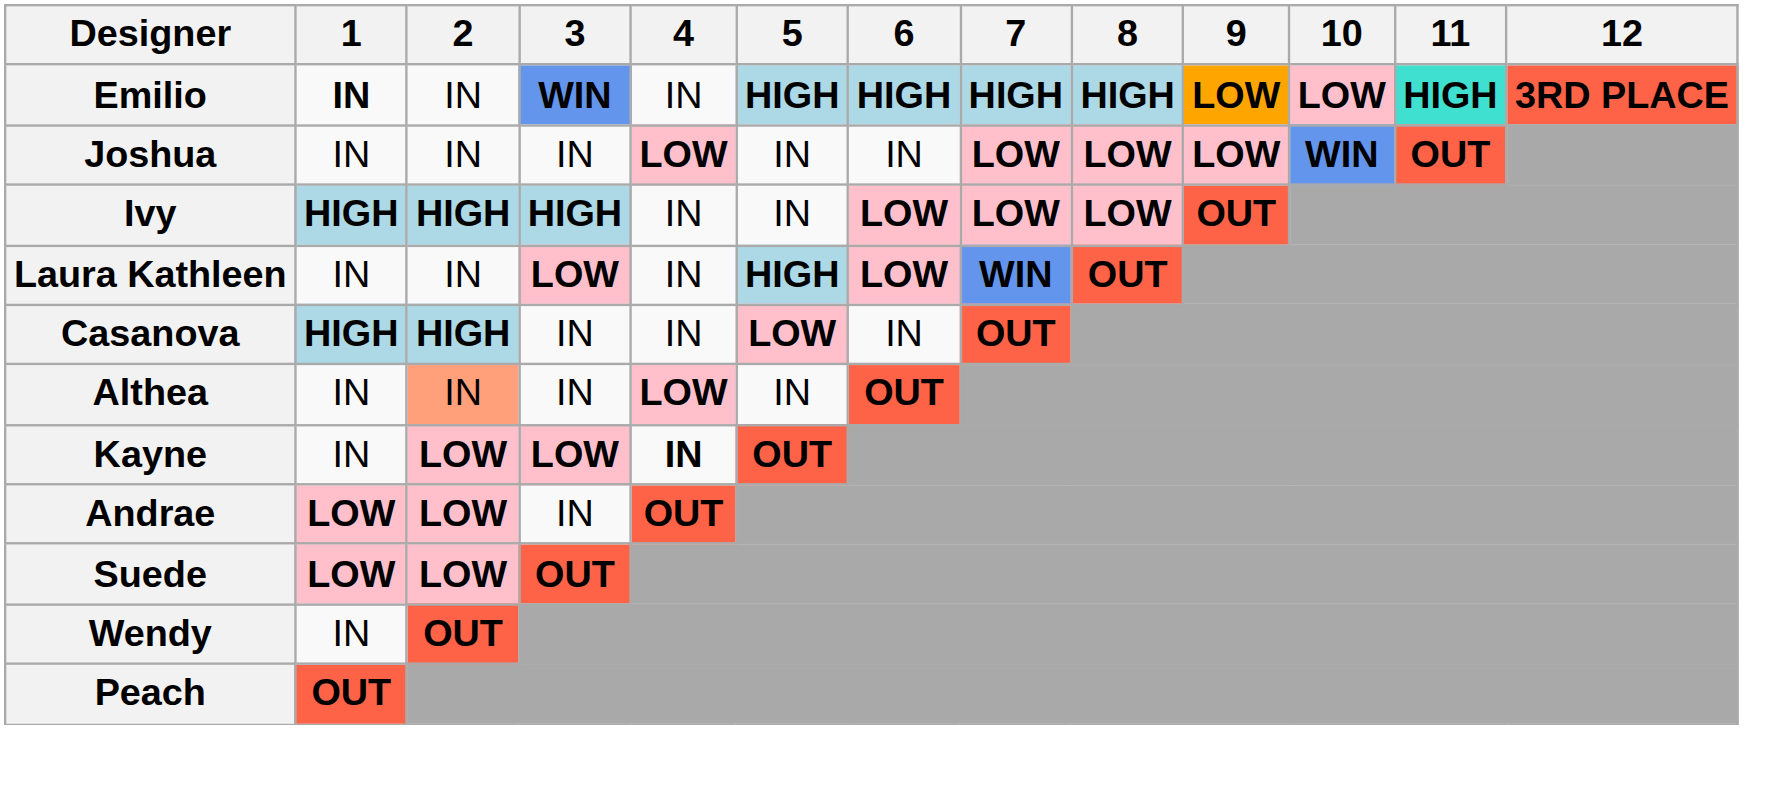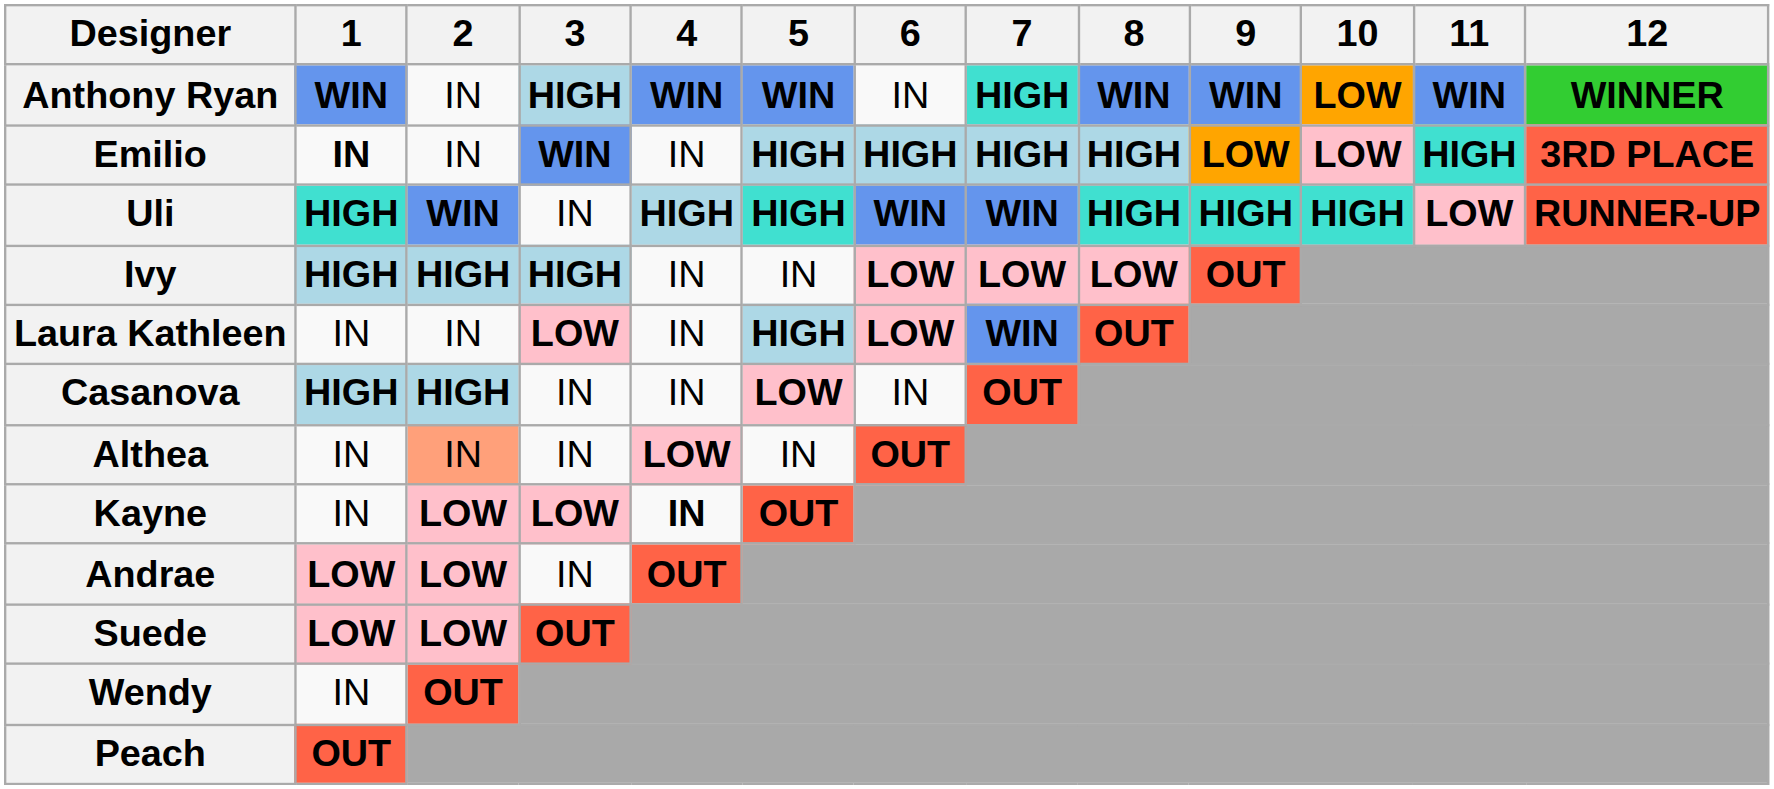+ row: (150, 94)
+ row: (150, 214)
- row: (150, 154)
